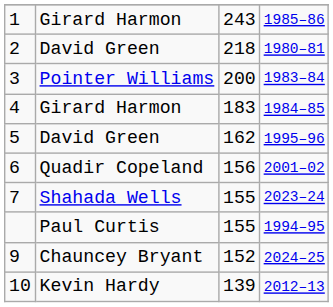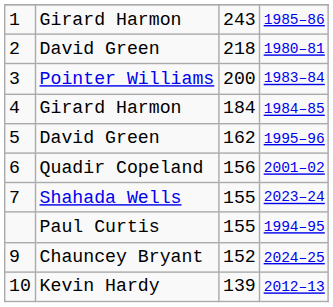(239, 109) 183 -> (239, 109) 184
